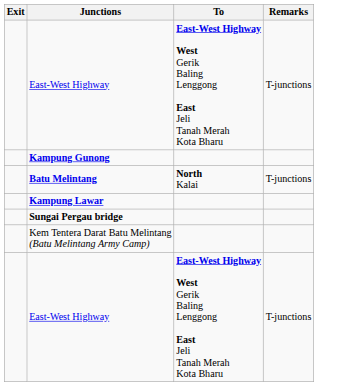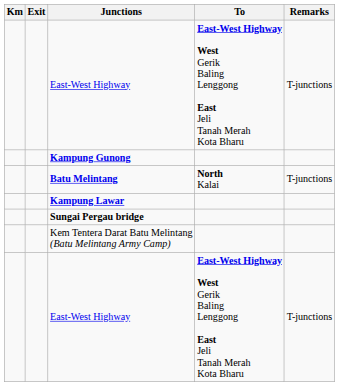+ column: (15, 12)
